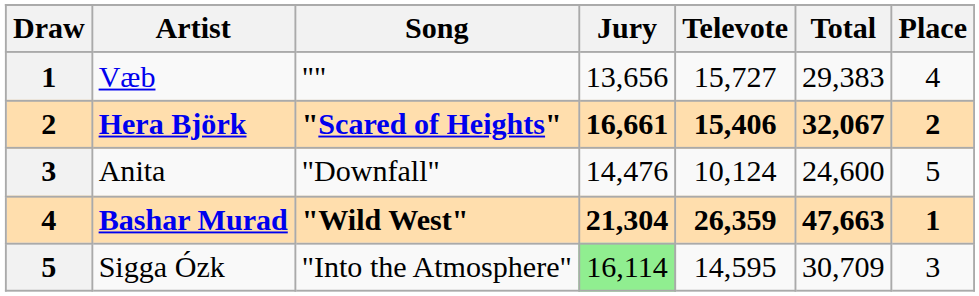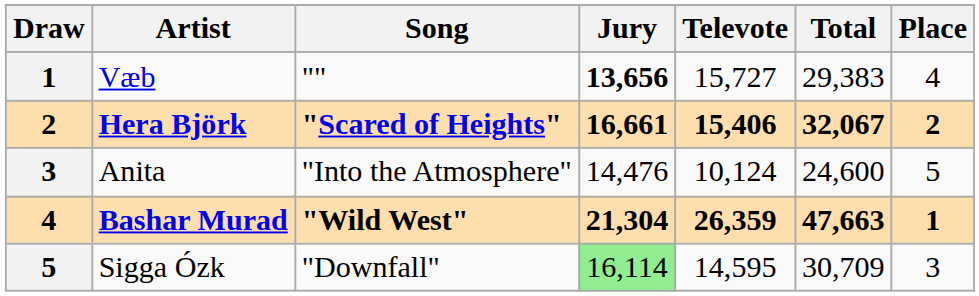(627, 76) normal -> (627, 76) bold
(371, 171) "Downfall" -> (437, 171) "Into the Atmosphere"
(437, 266) "Into the Atmosphere" -> (371, 266) "Downfall"
